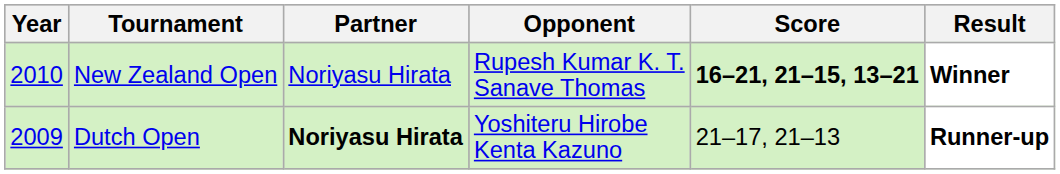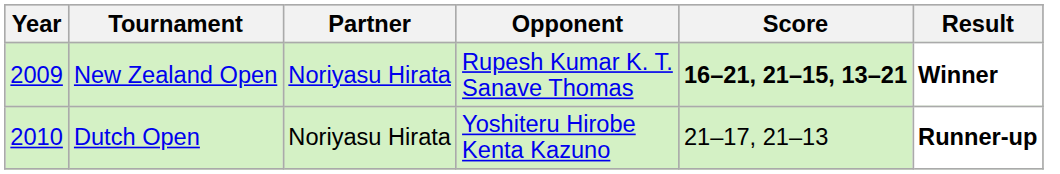(37, 74) 2010 -> (37, 74) 2009
(37, 138) 2009 -> (37, 138) 2010
(376, 138) bold -> (370, 138) normal
